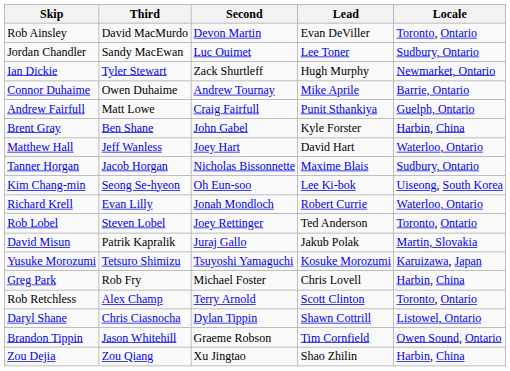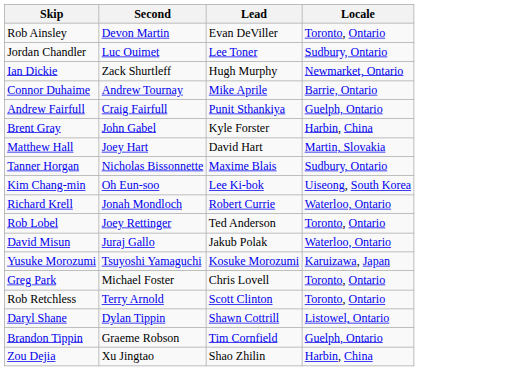- column: (145, 14)
(440, 147) Waterloo, Ontario -> (345, 147) Martin, Slovakia
(437, 242) Martin, Slovakia -> (348, 242) Waterloo, Ontario
(431, 280) Harbin, China -> (345, 280) Toronto, Ontario
(449, 337) Owen Sound, Ontario -> (344, 337) Guelph, Ontario
